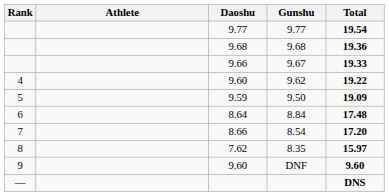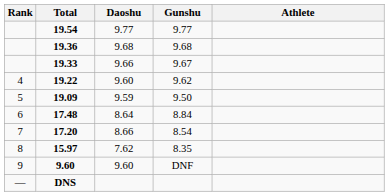columns swapped: (122, 13) <-> (355, 13)
